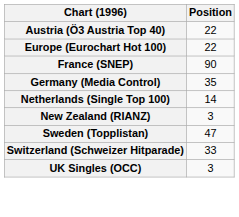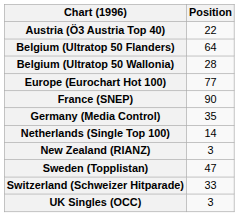+ row: (95, 47)
+ row: (95, 64)
(210, 47) 22 -> (210, 82) 77
